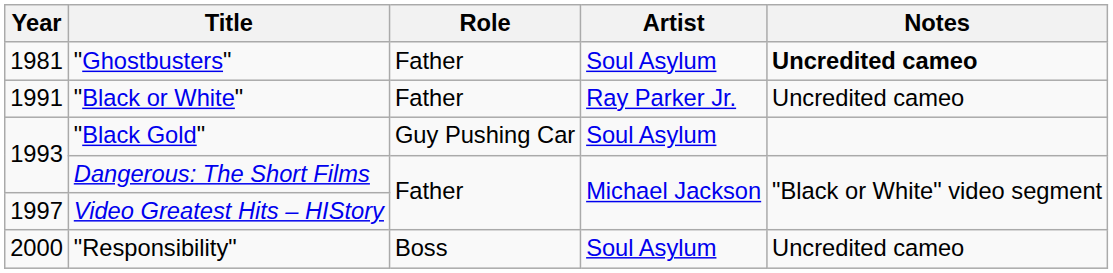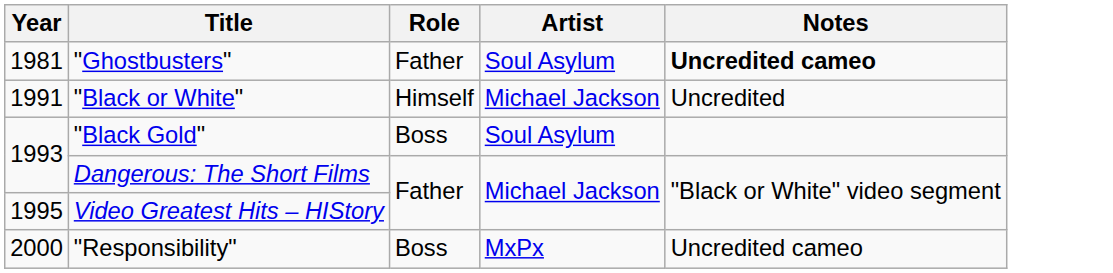(429, 98) Father -> (434, 98) Himself
(661, 98) Ray Parker Jr. -> (572, 98) Michael Jackson
(868, 98) Uncredited cameo -> (728, 98) Uncredited
(485, 135) Guy Pushing Car -> (421, 135) Boss
(37, 211) 1997 -> (37, 211) 1995
(651, 248) Soul Asylum -> (514, 248) MxPx
